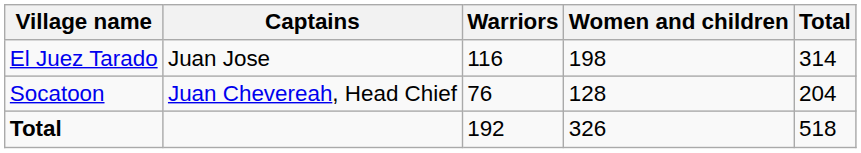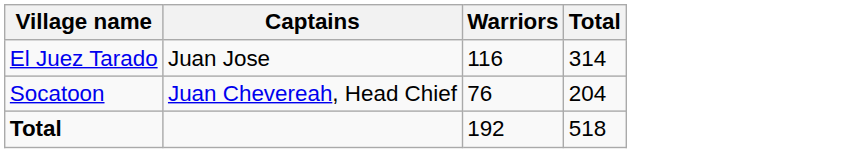- column: (679, 22)
